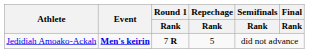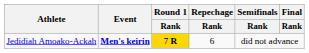(170, 41) no background -> (170, 41) gold background
(212, 41) 5 -> (212, 41) 6
